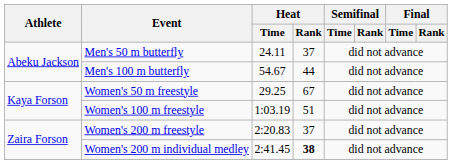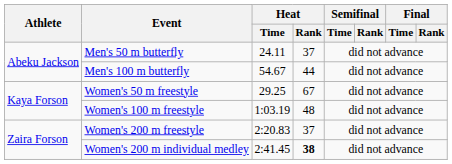(309, 110) 51 -> (309, 110) 48
